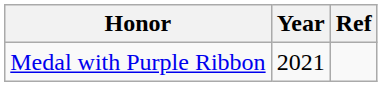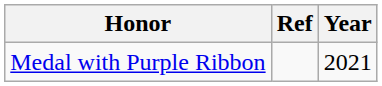columns swapped: (301, 23) <-> (354, 23)
